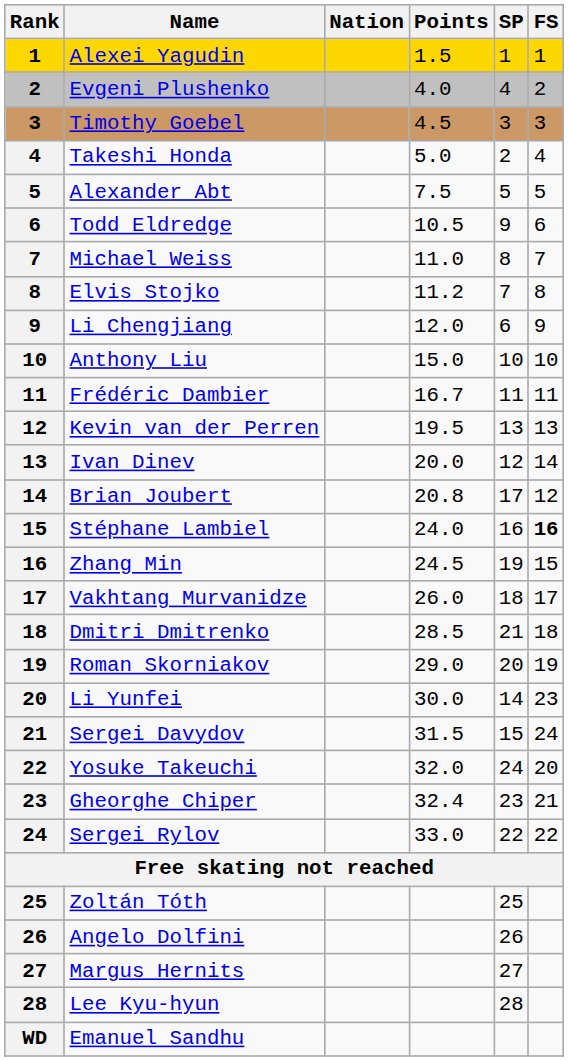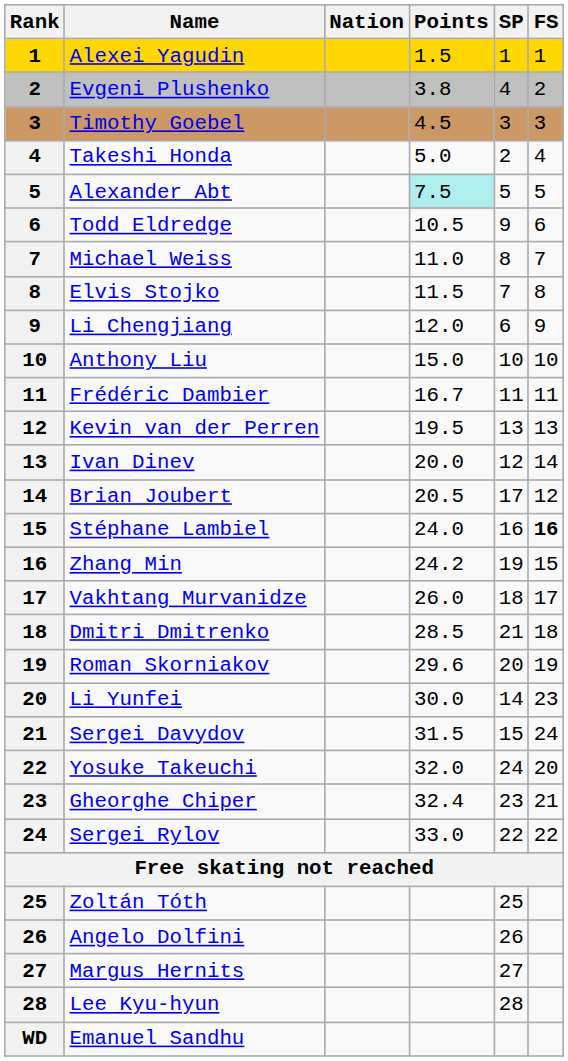(433, 90) 4.0 -> (433, 90) 3.8
(433, 191) no background -> (433, 191) paleturquoise background
(439, 293) 11.2 -> (439, 293) 11.5
(439, 496) 20.8 -> (439, 496) 20.5
(439, 564) 24.5 -> (439, 564) 24.2
(439, 666) 29.0 -> (439, 666) 29.6
